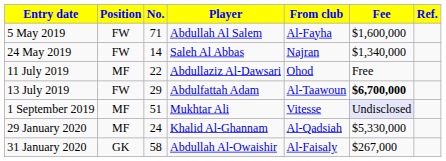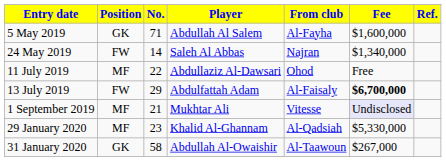(121, 33) FW -> (121, 33) GK
(316, 90) Al-Taawoun -> (312, 90) Al-Faisaly
(156, 109) 51 -> (156, 109) 21
(156, 128) 24 -> (156, 128) 23
(312, 147) Al-Faisaly -> (316, 147) Al-Taawoun
